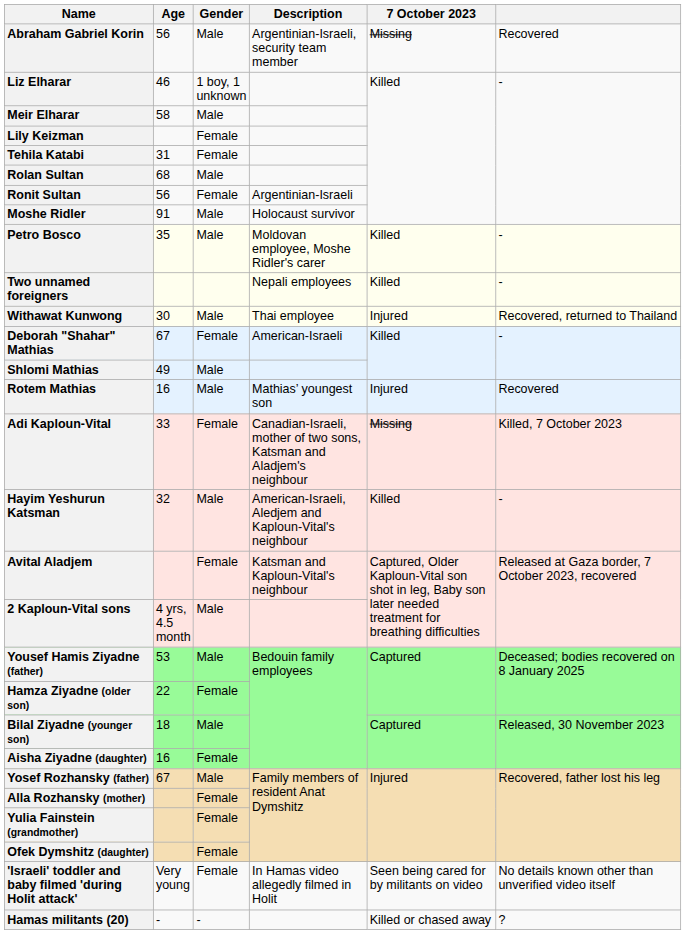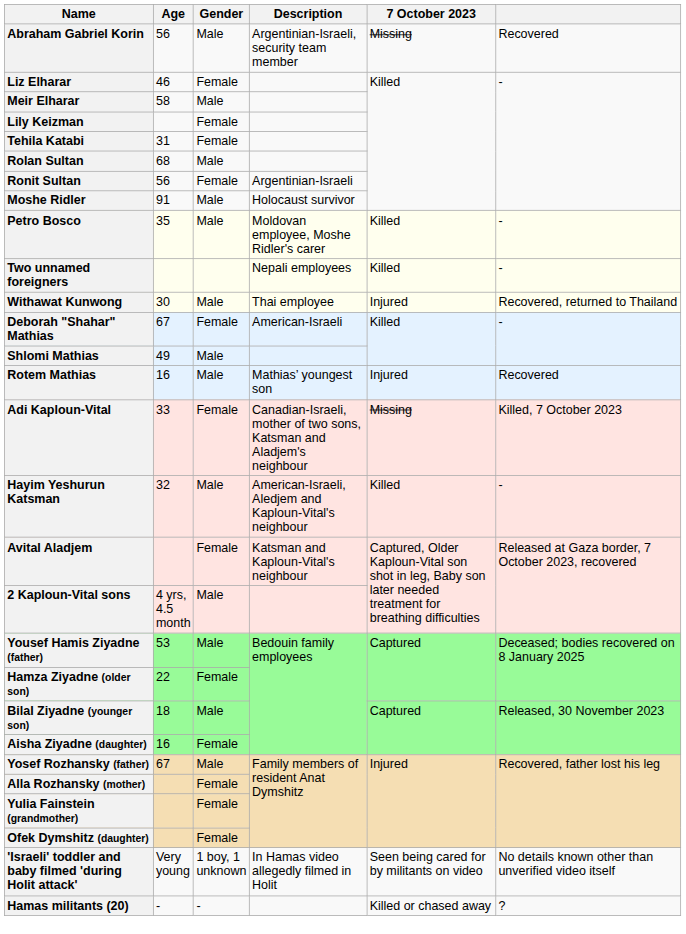(221, 89) 1 boy, 1 unknown -> (217, 82) Female
(217, 871) Female -> (221, 864) 1 boy, 1 unknown
